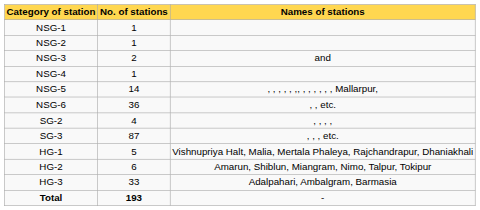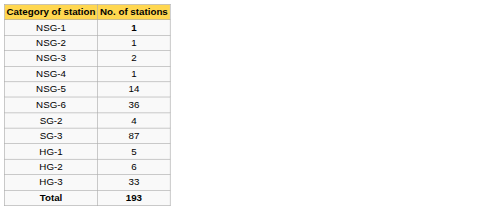- column: (323, 12)
(134, 27) normal -> (134, 27) bold
